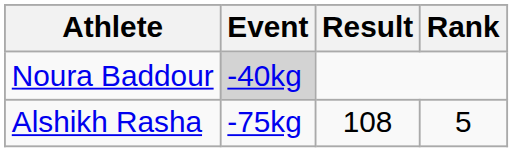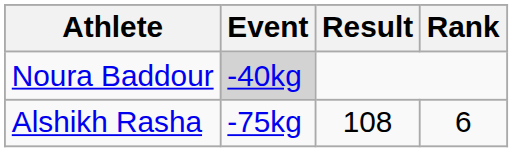(463, 122) 5 -> (463, 122) 6
